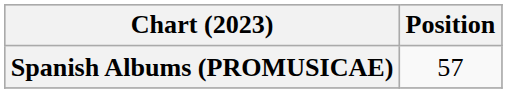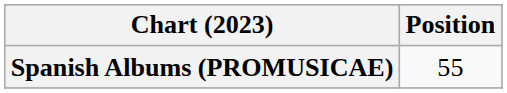(450, 66) 57 -> (450, 66) 55
